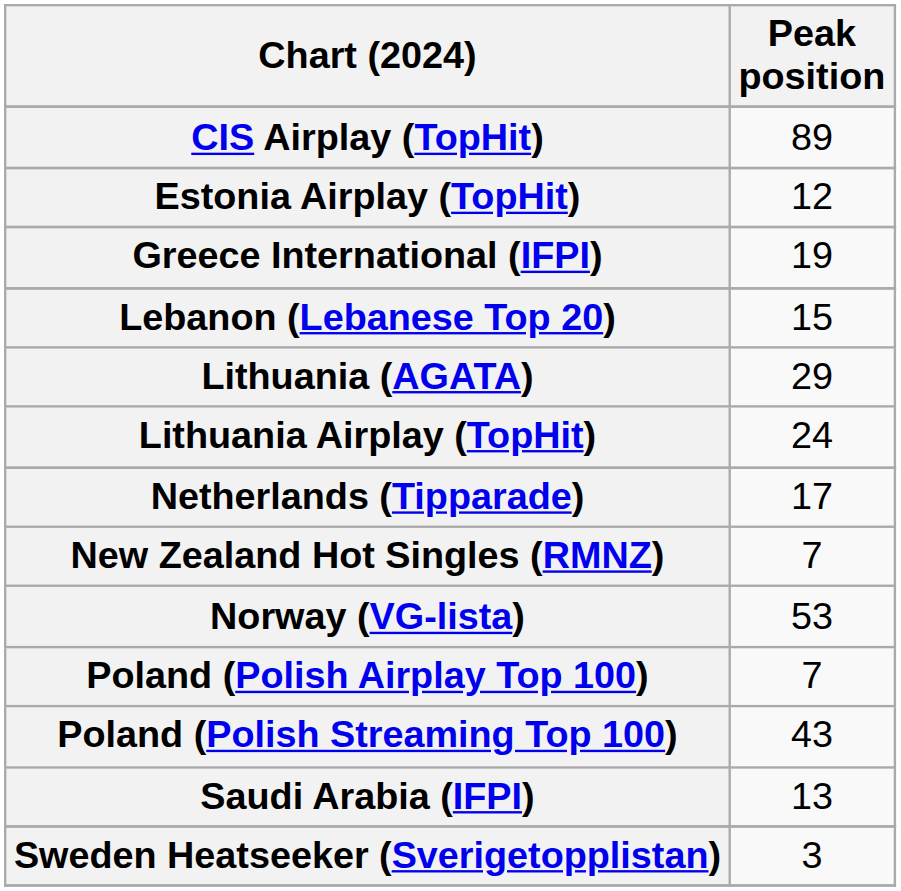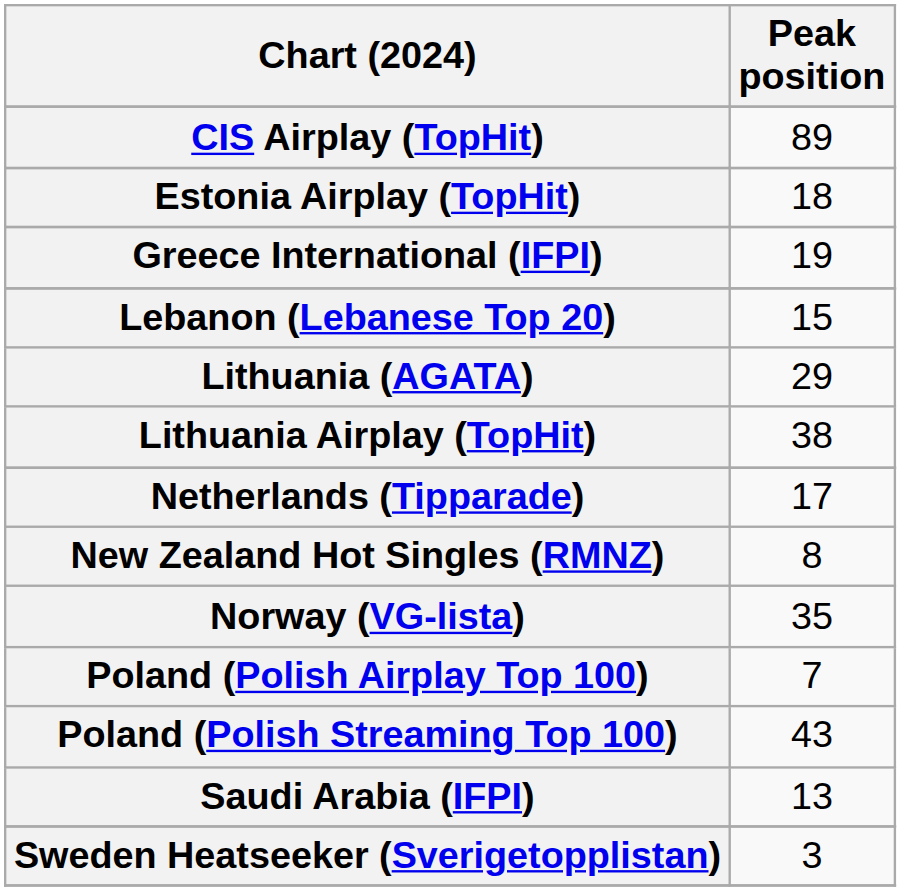(812, 196) 12 -> (812, 196) 18
(812, 436) 24 -> (812, 436) 38
(812, 556) 7 -> (812, 556) 8
(812, 615) 53 -> (812, 615) 35
